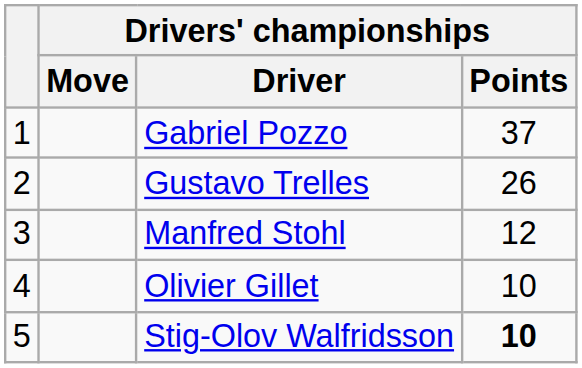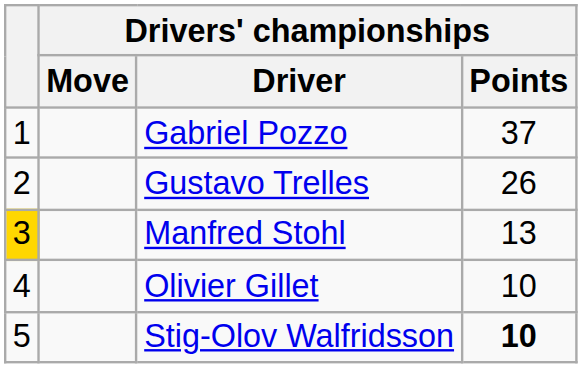(22, 234) no background -> (22, 234) gold background
(519, 234) 12 -> (519, 234) 13
